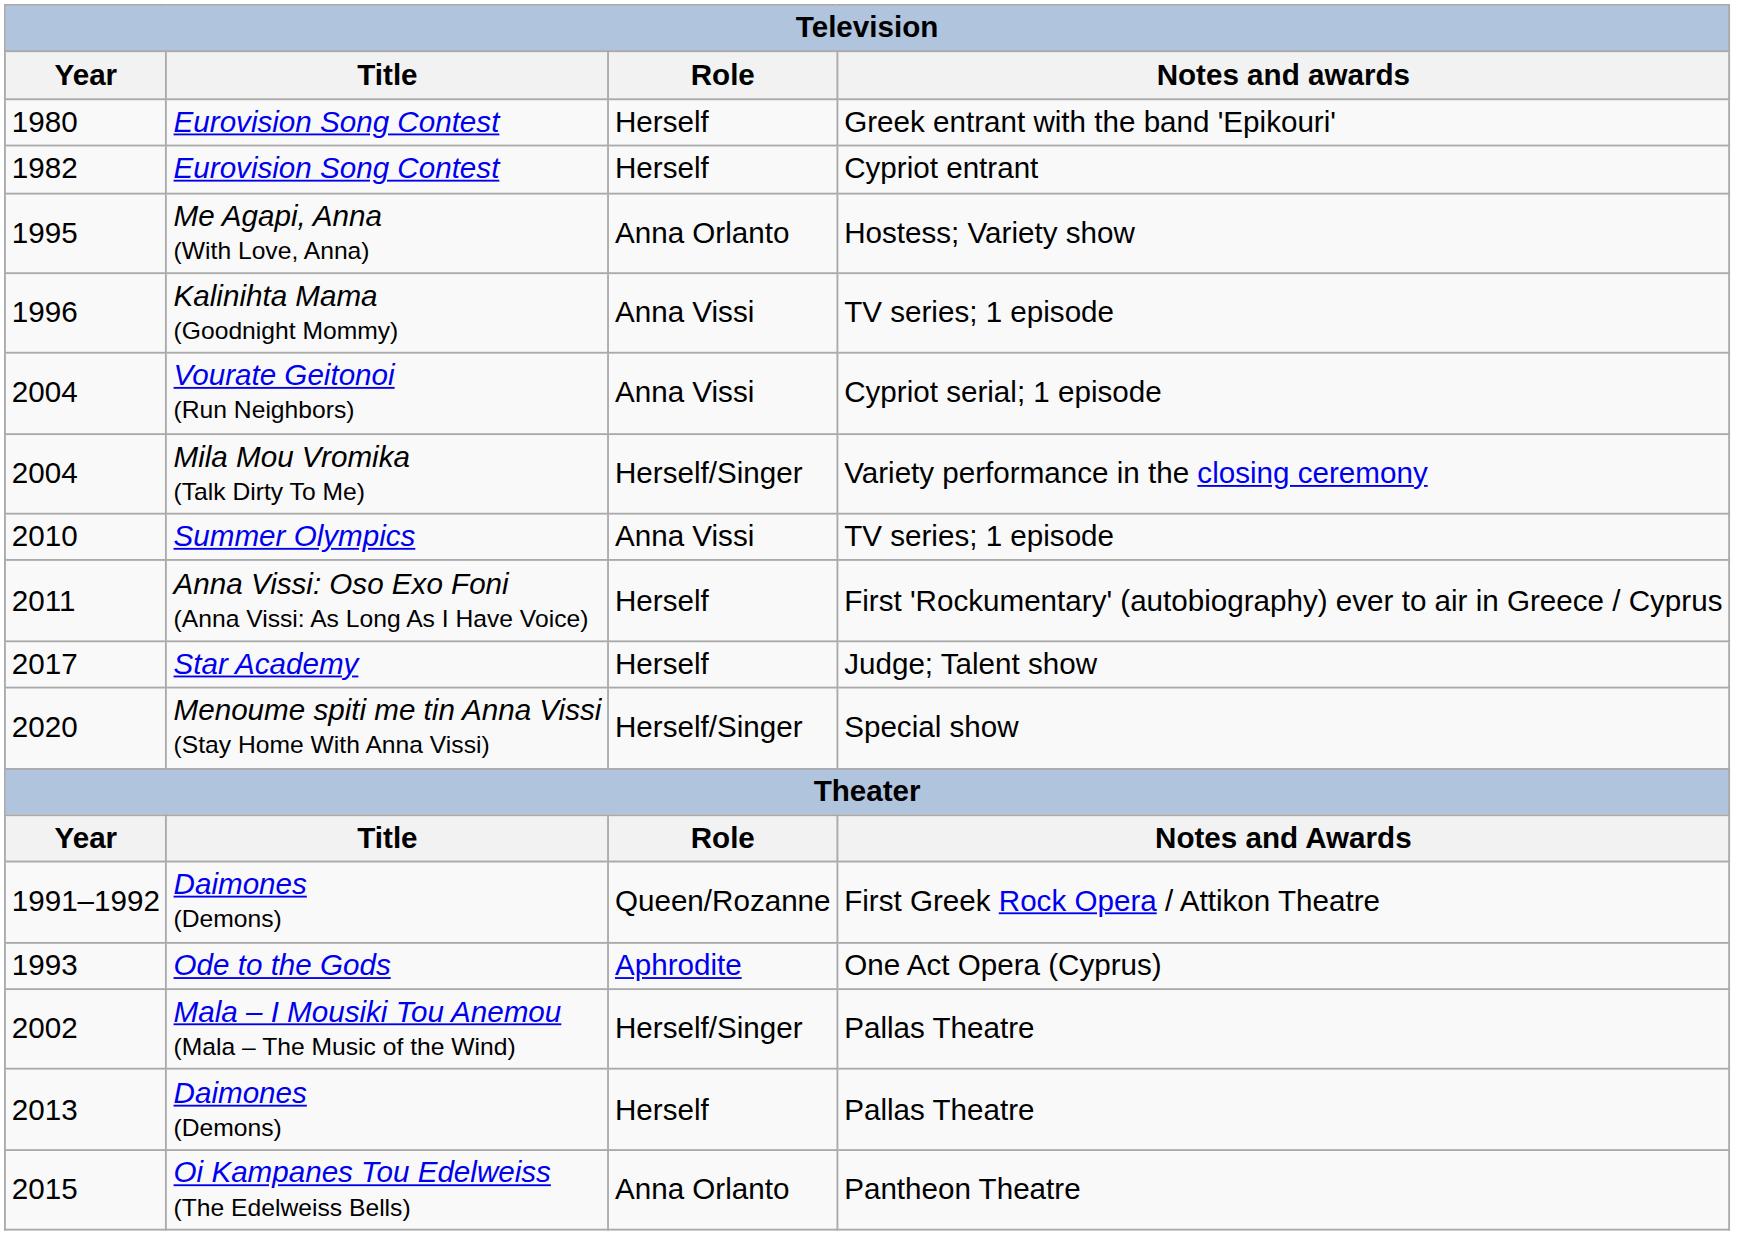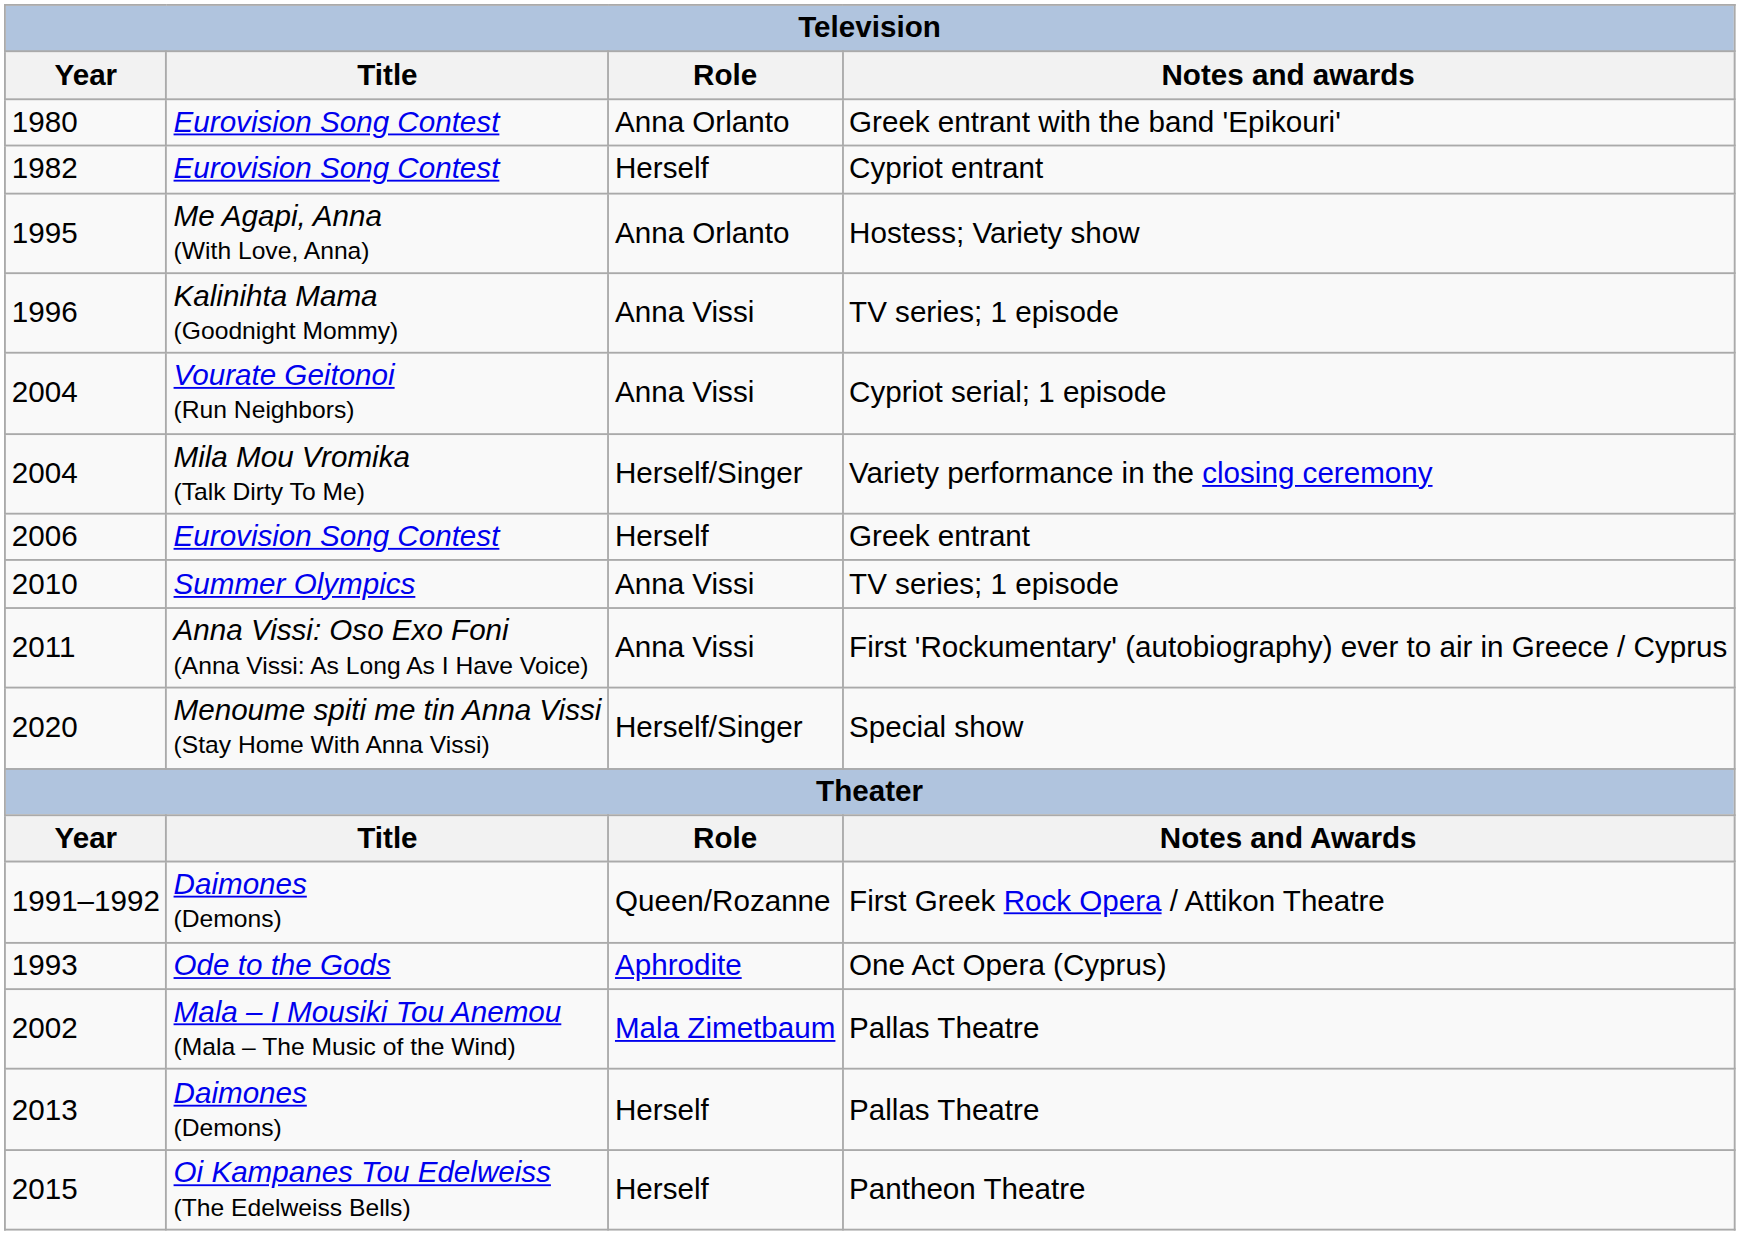(662, 121) Herself -> (702, 121) Anna Orlanto
+ row: (45, 536)
(662, 600) Herself -> (685, 647) Anna Vissi
- row: (45, 663)
(709, 1028) Herself/Singer -> (725, 1028) Mala Zimetbaum
(702, 1189) Anna Orlanto -> (662, 1189) Herself
